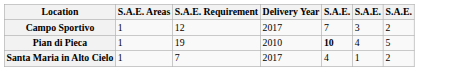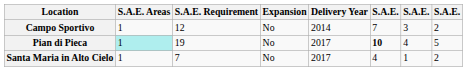+ column: (285, 12)
(272, 27) 2017 -> (321, 27) 2014
(120, 43) no background -> (120, 43) paleturquoise background
(272, 43) 2010 -> (321, 43) 2017
